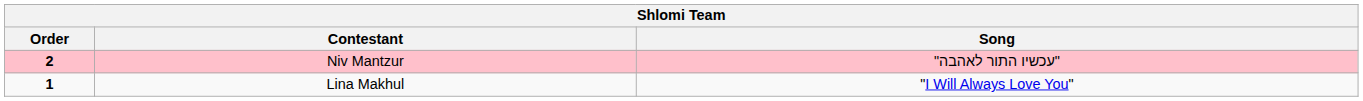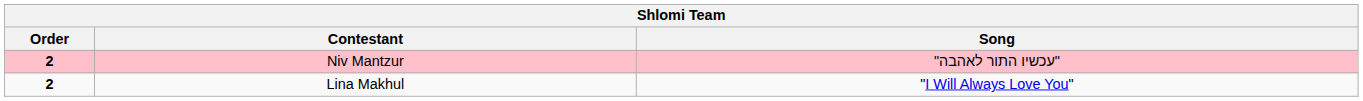(50, 84) 1 -> (50, 84) 2
